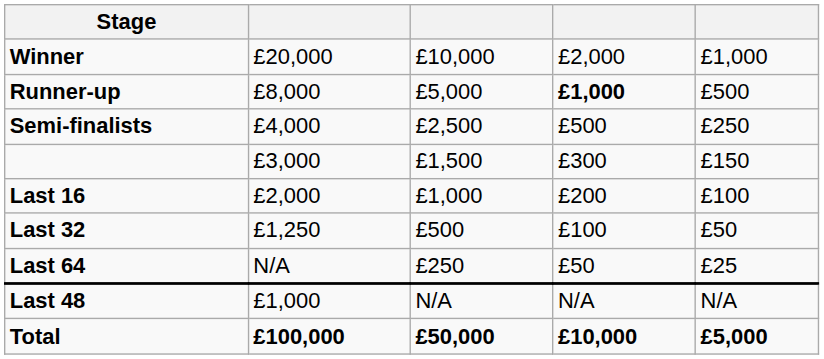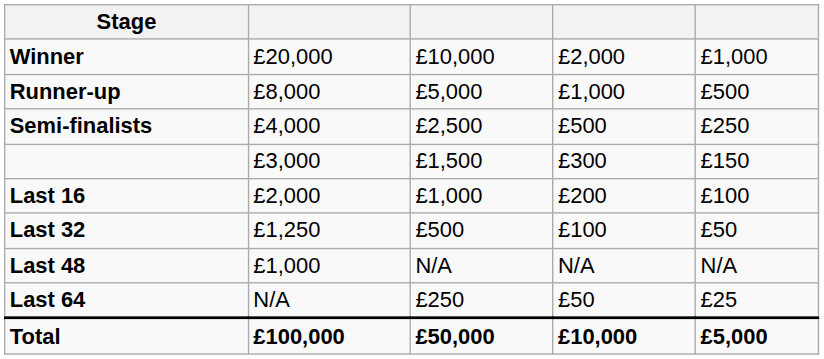(592, 91) bold -> (592, 91) normal
rows swapped: (48, 301) <-> (48, 265)
